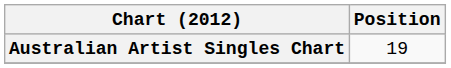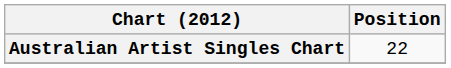(397, 49) 19 -> (397, 49) 22
